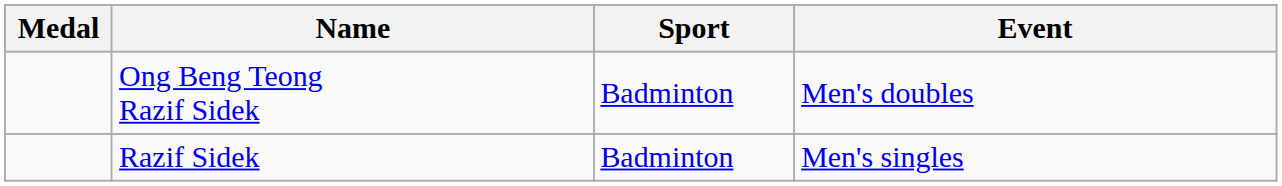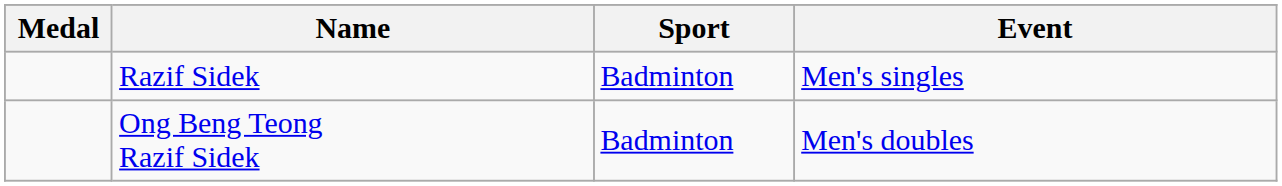rows swapped: (221, 92) <-> (189, 156)
